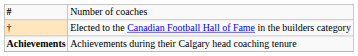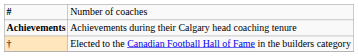rows swapped: (10, 28) <-> (36, 43)
